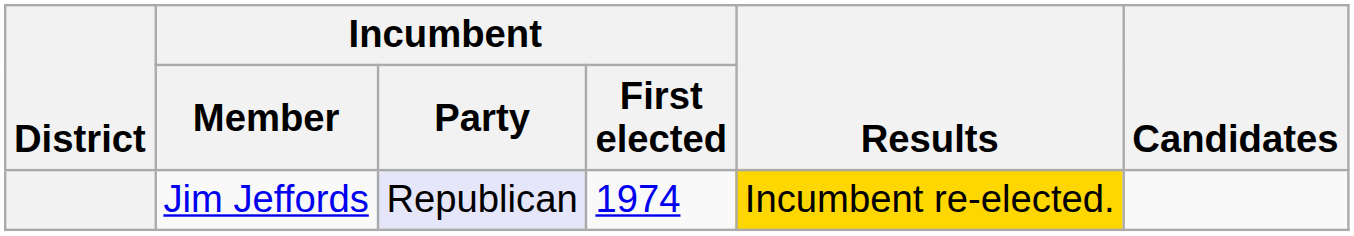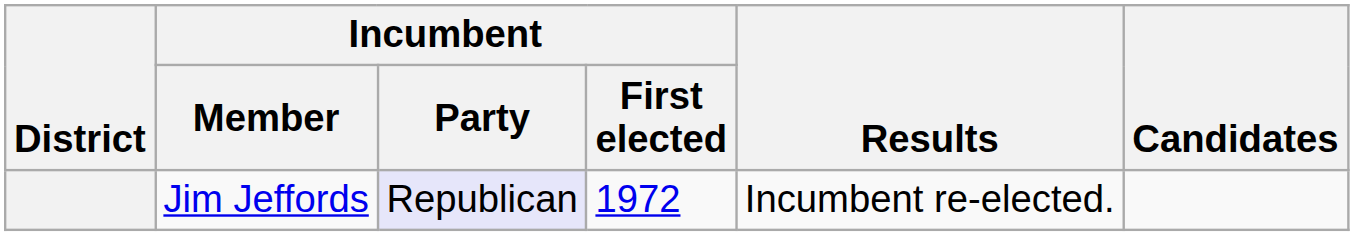(638, 199) 1974 -> (638, 199) 1972
(930, 199) gold background -> (930, 199) no background
